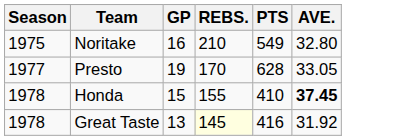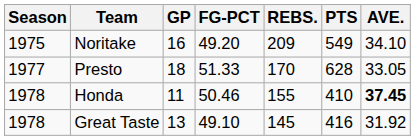+ column: (229, 17)
(212, 43) 210 -> (281, 43) 209
(317, 43) 32.80 -> (386, 43) 34.10
(176, 69) 19 -> (176, 69) 18
(176, 95) 15 -> (176, 95) 11
(212, 122) lightyellow background -> (281, 122) no background
